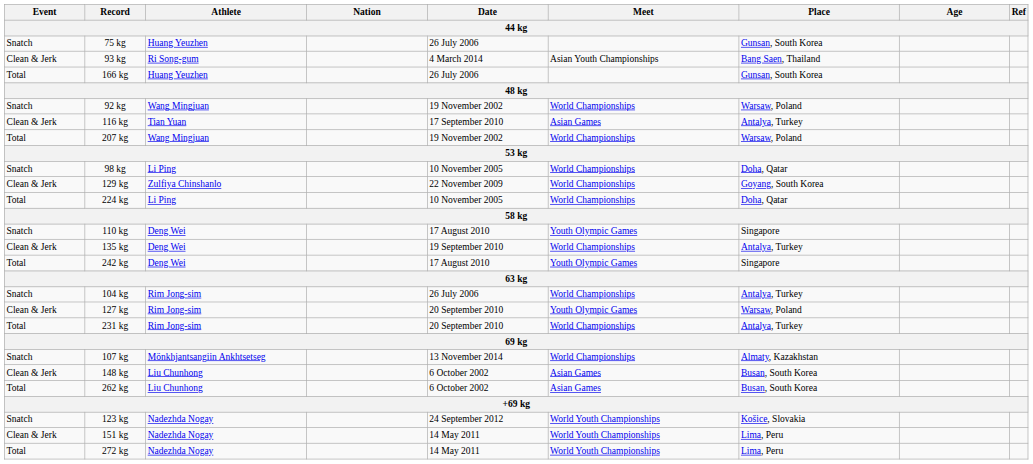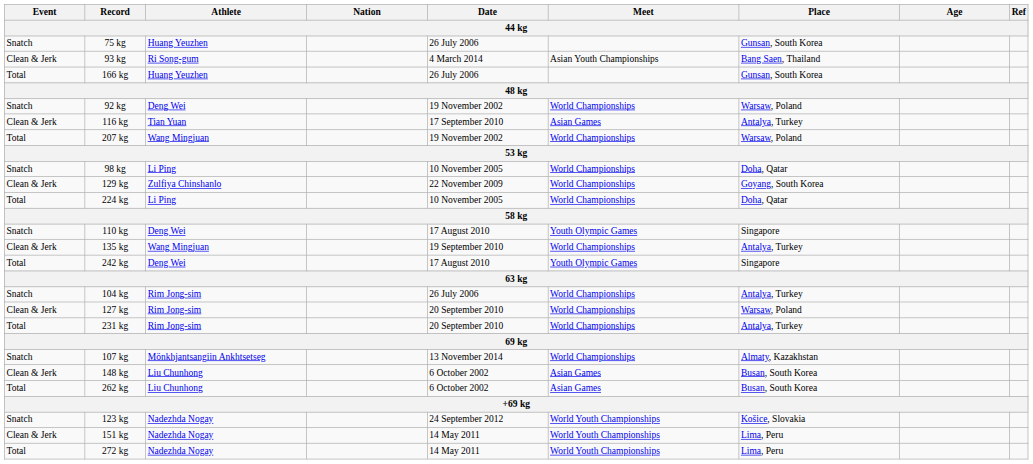(178, 106) Wang Mingjuan -> (167, 106) Deng Wei
(167, 247) Deng Wei -> (178, 247) Wang Mingjuan
(594, 310) Youth Olympic Games -> (593, 310) World Championships
